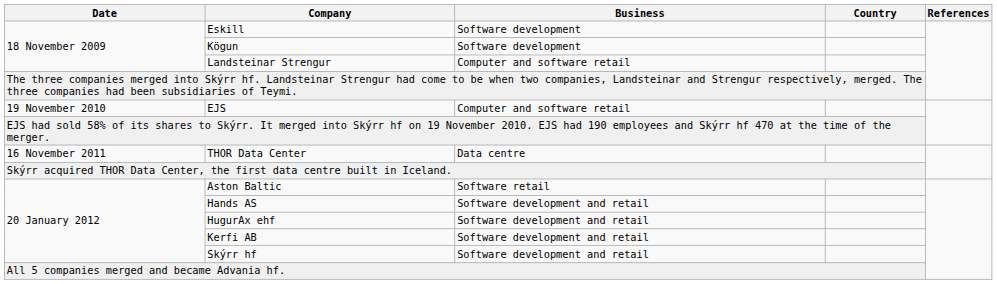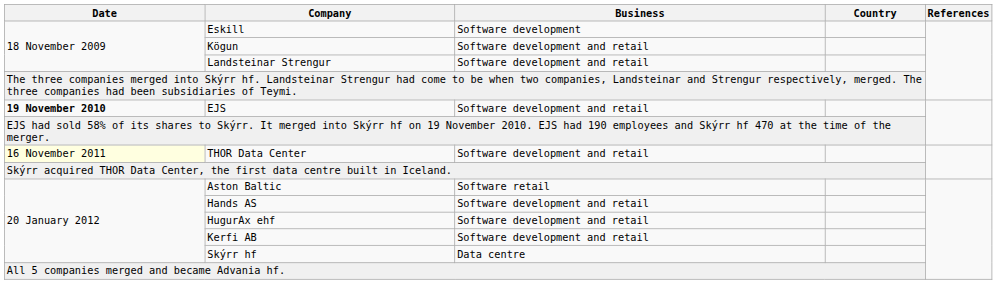(519, 46) Software development -> (553, 46) Software development and retail
(544, 63) Computer and software retail -> (553, 63) Software development and retail
(56, 108) normal -> (56, 108) bold
(544, 108) Computer and software retail -> (553, 108) Software development and retail
(56, 154) no background -> (56, 154) lightyellow background
(491, 154) Data centre -> (553, 154) Software development and retail
(553, 254) Software development and retail -> (491, 254) Data centre
